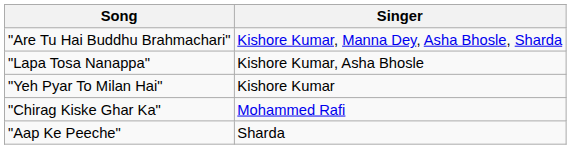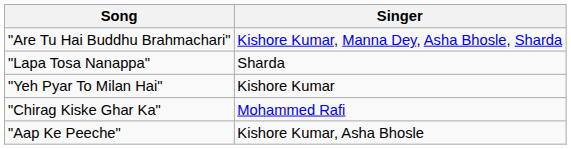(331, 63) Kishore Kumar, Asha Bhosle -> (261, 63) Sharda
(261, 133) Sharda -> (331, 133) Kishore Kumar, Asha Bhosle
